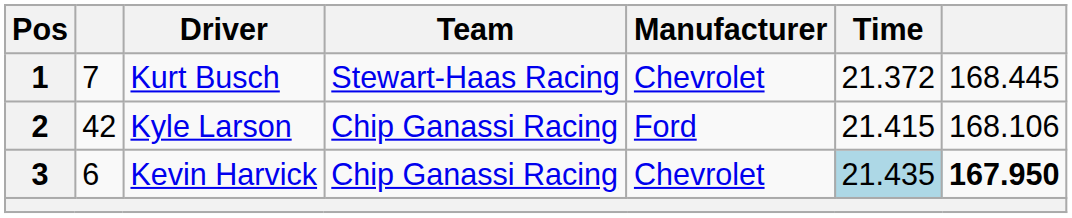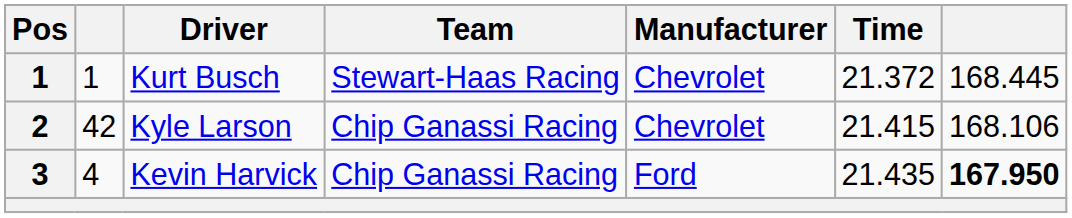(91, 78) 7 -> (91, 78) 1
(665, 126) Ford -> (699, 126) Chevrolet
(91, 174) 6 -> (91, 174) 4
(699, 174) Chevrolet -> (665, 174) Ford
(888, 174) lightblue background -> (888, 174) no background
